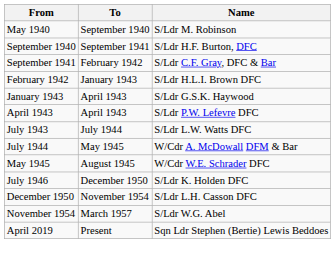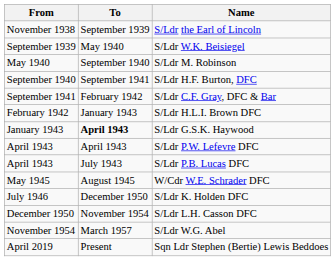+ row: (208, 29)
+ row: (200, 46)
(104, 96) normal -> (104, 130) bold
+ row: (202, 163)
- row: (203, 130)
- row: (226, 146)
